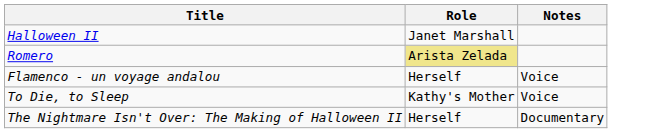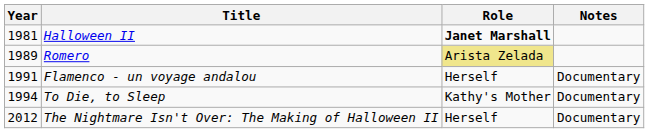+ column: (23, 15)
(461, 35) normal -> (498, 35) bold
(540, 76) Voice -> (599, 76) Documentary
(540, 97) Voice -> (599, 97) Documentary
